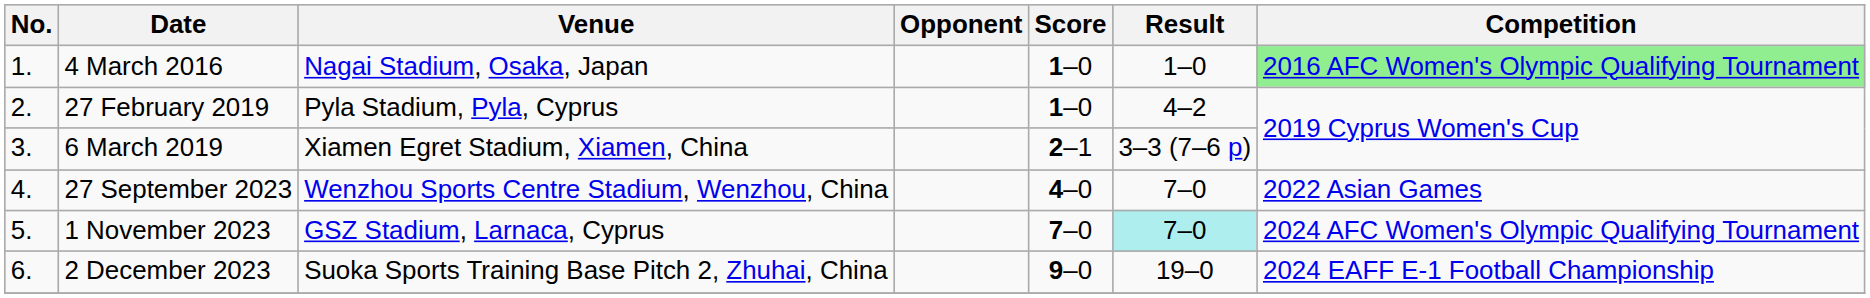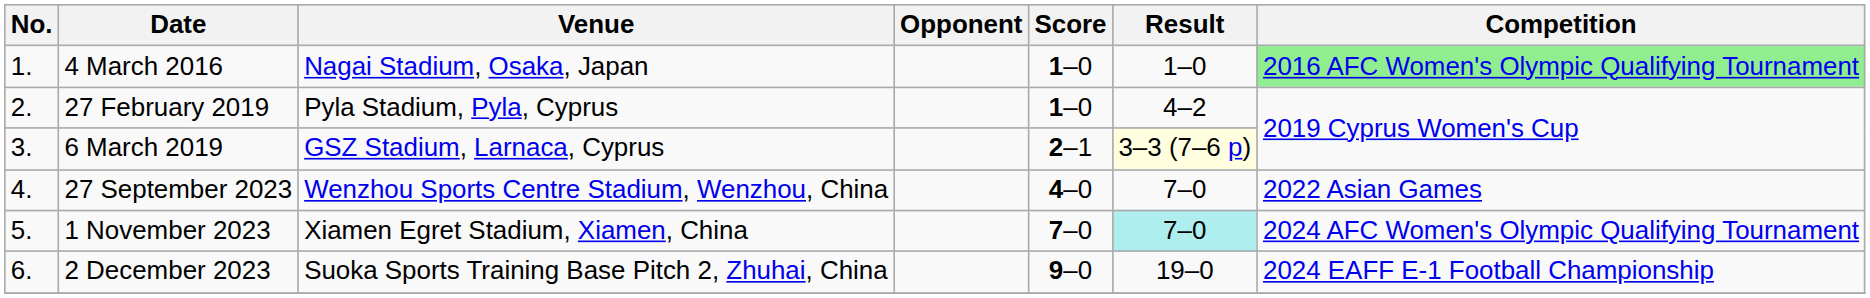(526, 148) Xiamen Egret Stadium, Xiamen, China -> (484, 148) GSZ Stadium, Larnaca, Cyprus
(1185, 148) no background -> (1185, 148) lightyellow background
(484, 230) GSZ Stadium, Larnaca, Cyprus -> (526, 230) Xiamen Egret Stadium, Xiamen, China
